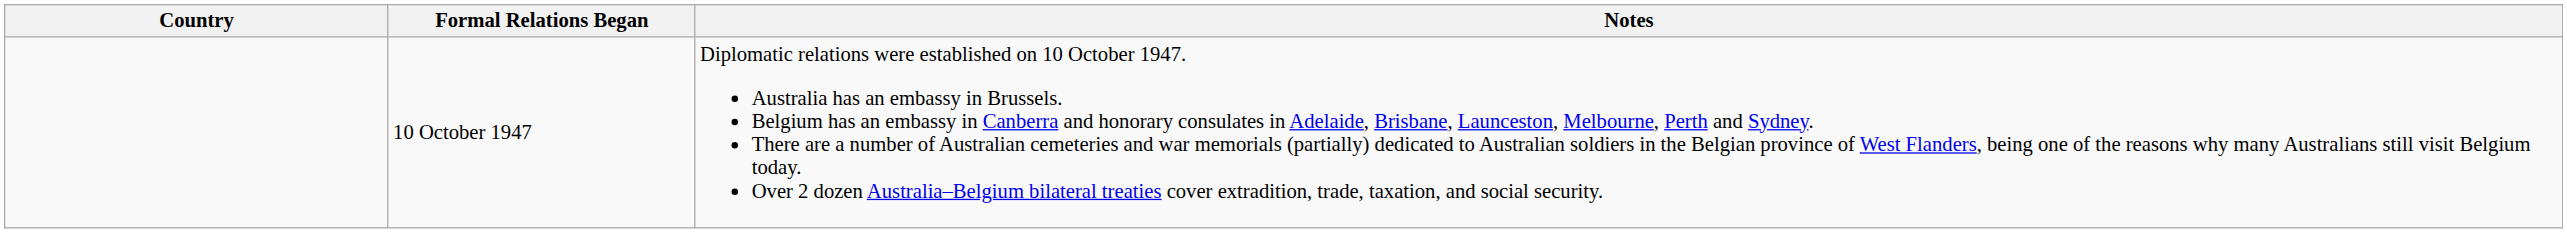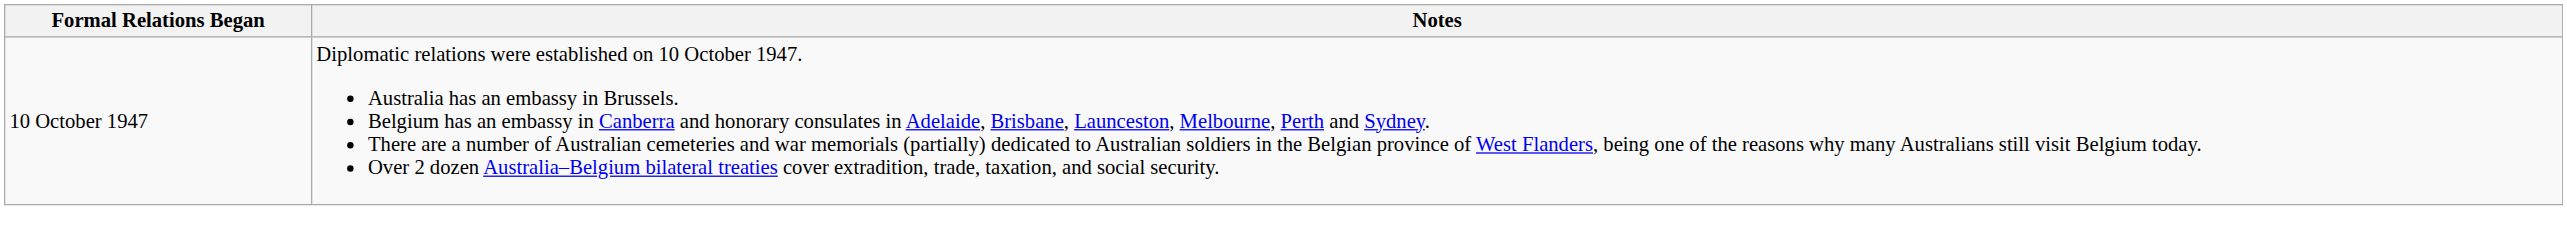- column: (196, 20)
